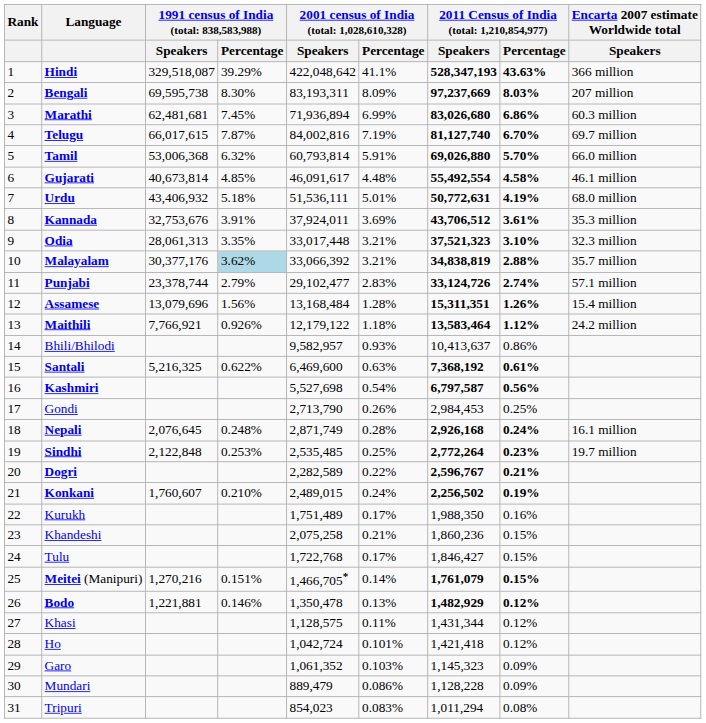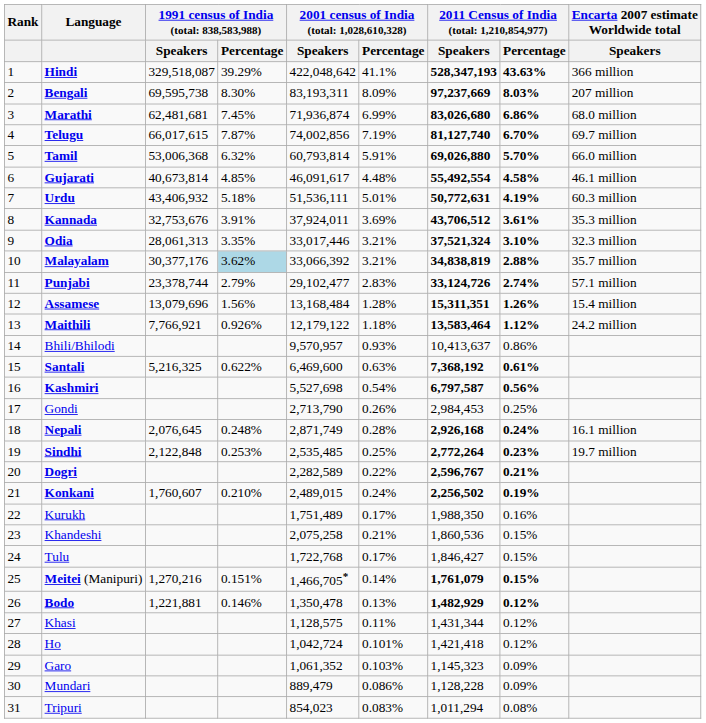(319, 114) 71,936,894 -> (319, 114) 71,936,874
(604, 114) 60.3 million -> (604, 114) 68.0 million
(319, 135) 84,002,816 -> (319, 135) 74,002,856
(604, 198) 68.0 million -> (604, 198) 60.3 million
(319, 240) 33,017,448 -> (319, 240) 33,017,446
(460, 240) 37,521,323 -> (460, 240) 37,521,324
(316, 345) 9,582,957 -> (316, 345) 9,570,957
(457, 535) 1,860,236 -> (457, 535) 1,860,536
